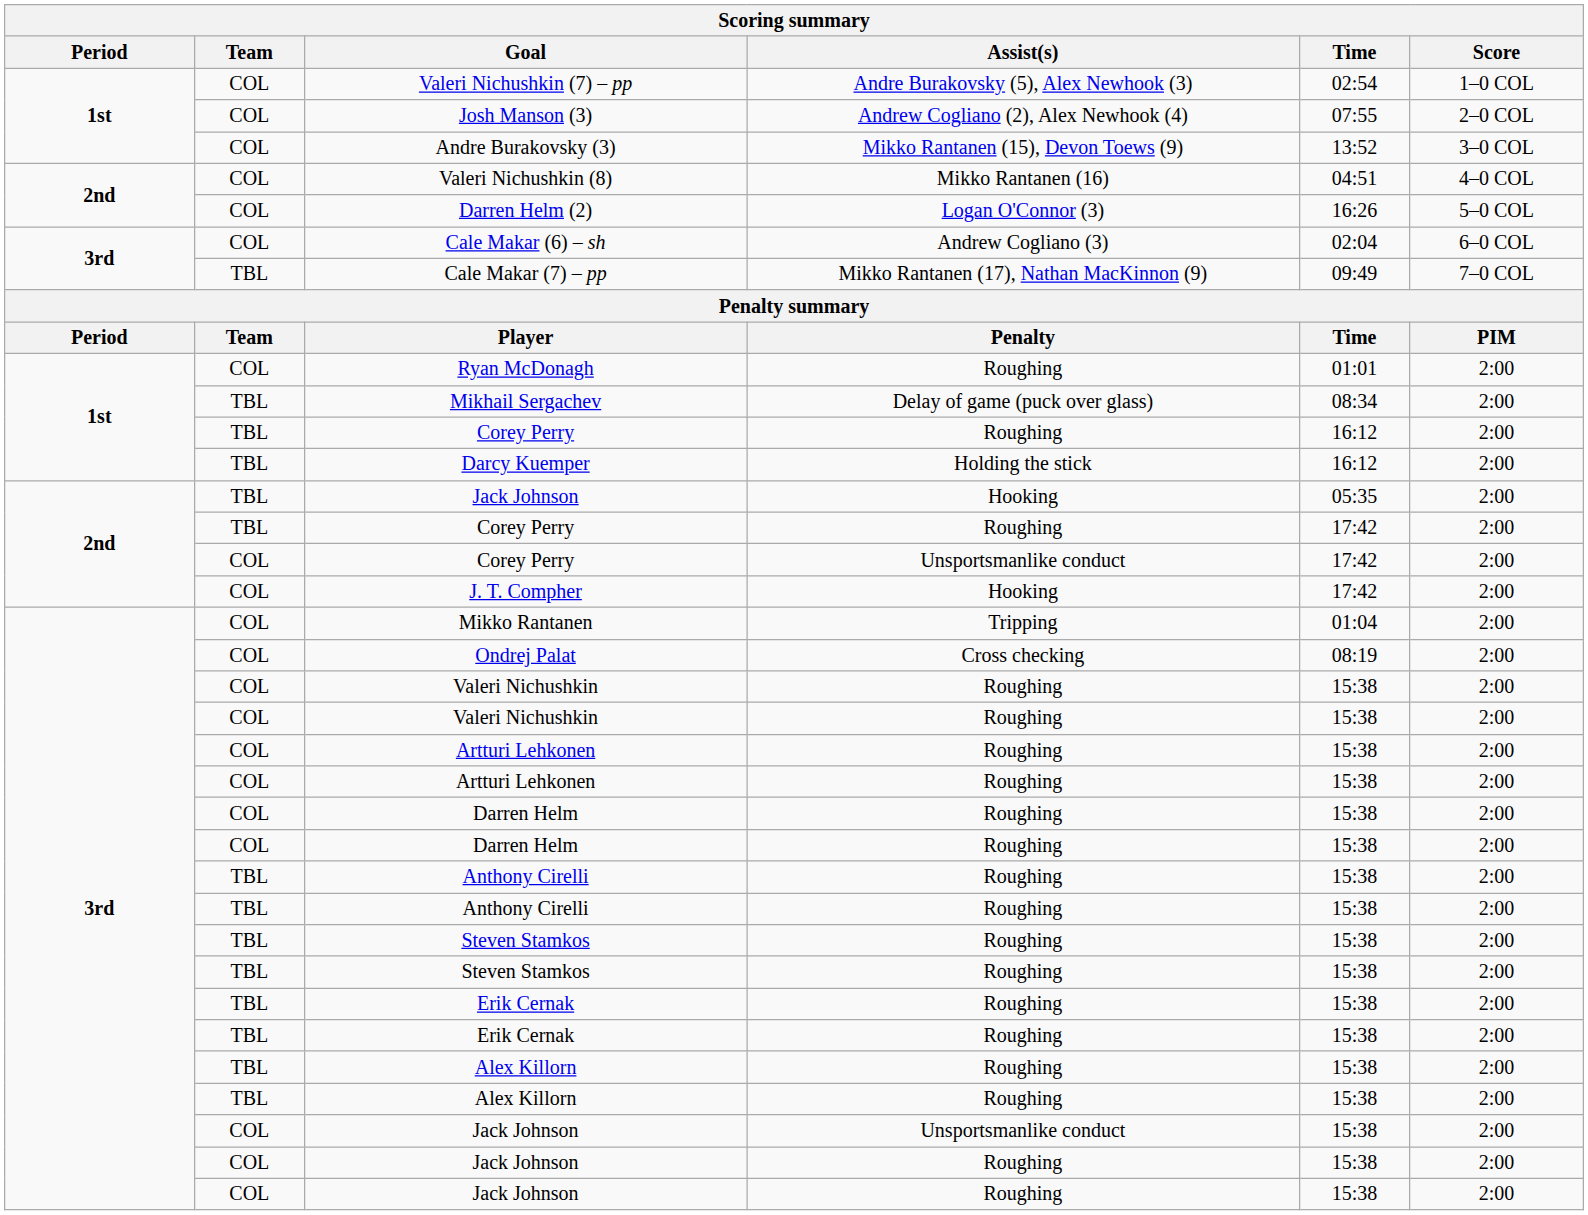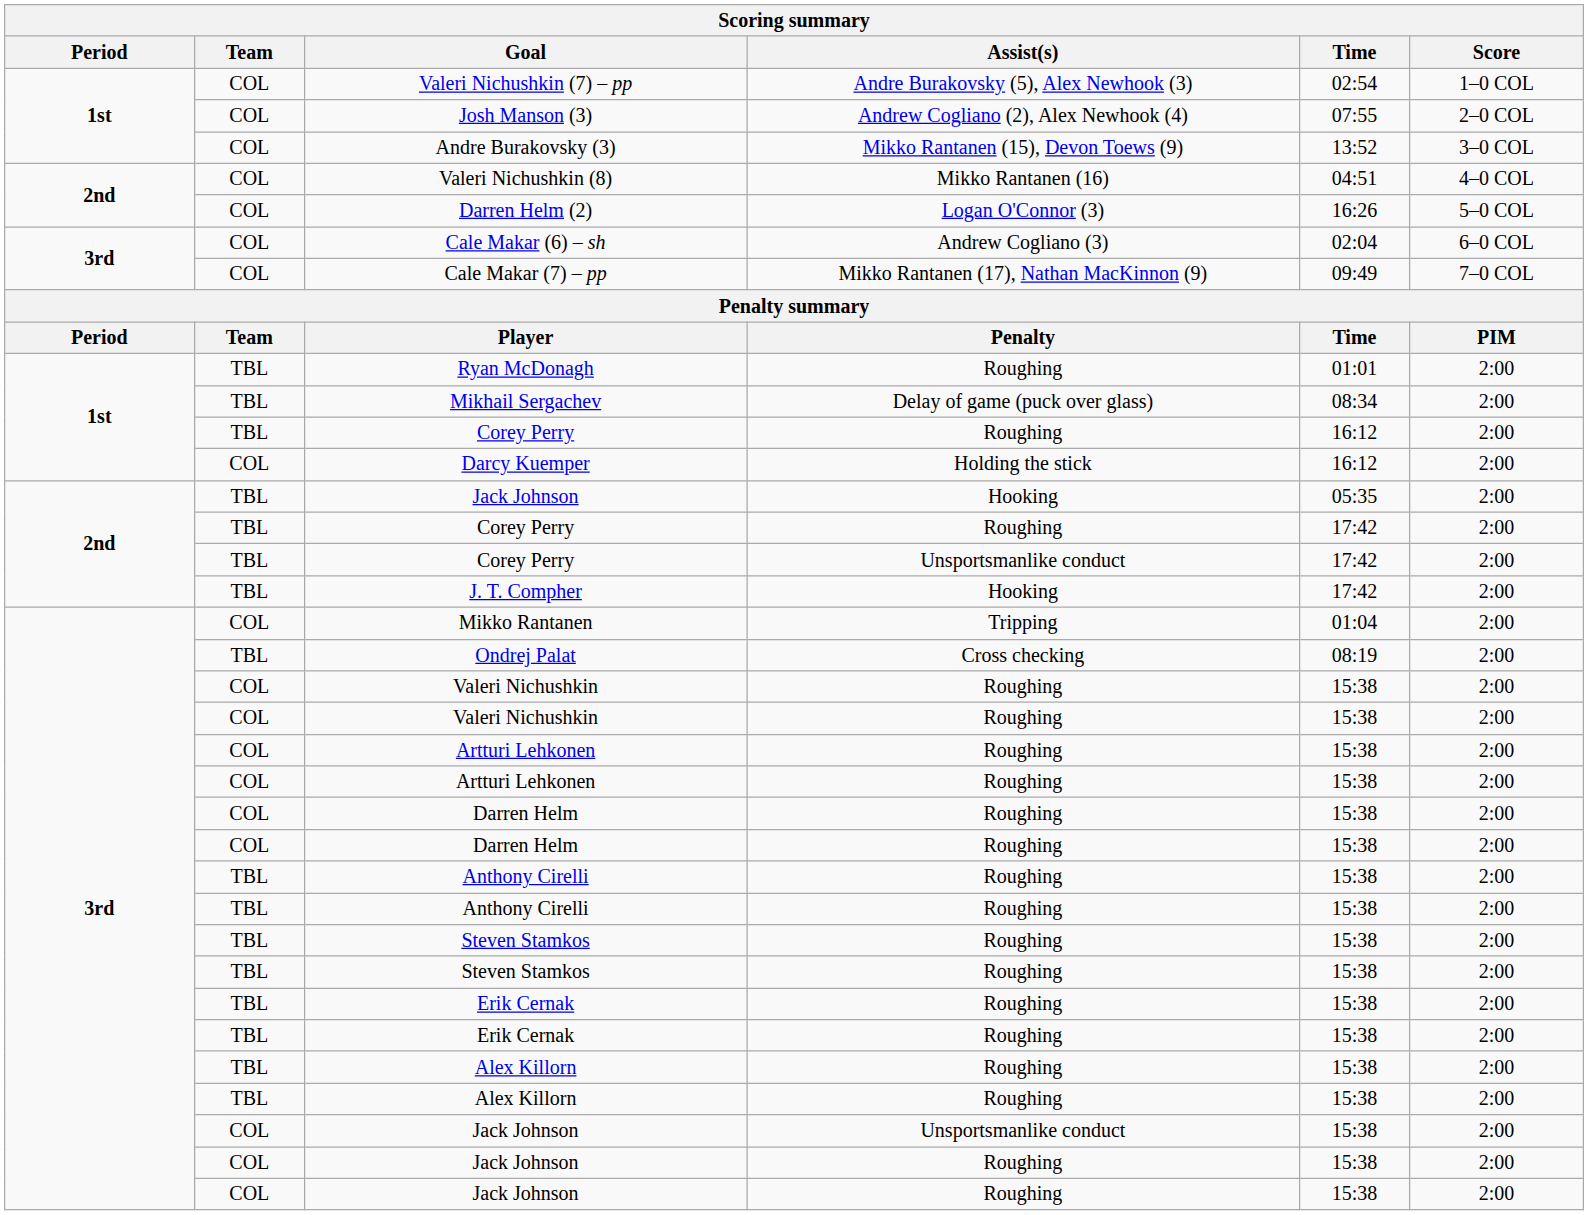(249, 274) TBL -> (249, 274) COL
(249, 369) COL -> (249, 369) TBL
(249, 464) TBL -> (249, 464) COL
(249, 559) COL -> (249, 559) TBL
(249, 591) COL -> (249, 591) TBL
(249, 654) COL -> (249, 654) TBL
